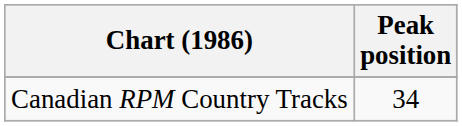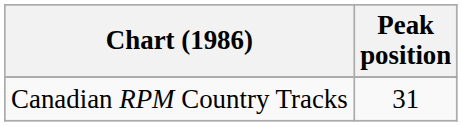(406, 98) 34 -> (406, 98) 31
